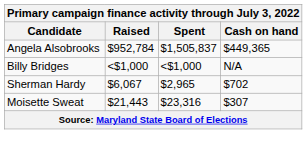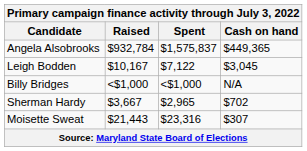(131, 48) $952,784 -> (131, 48) $932,784
(189, 48) $1,505,837 -> (189, 48) $1,575,837
+ row: (41, 66)
(125, 84) $6,067 -> (125, 102) $3,667
